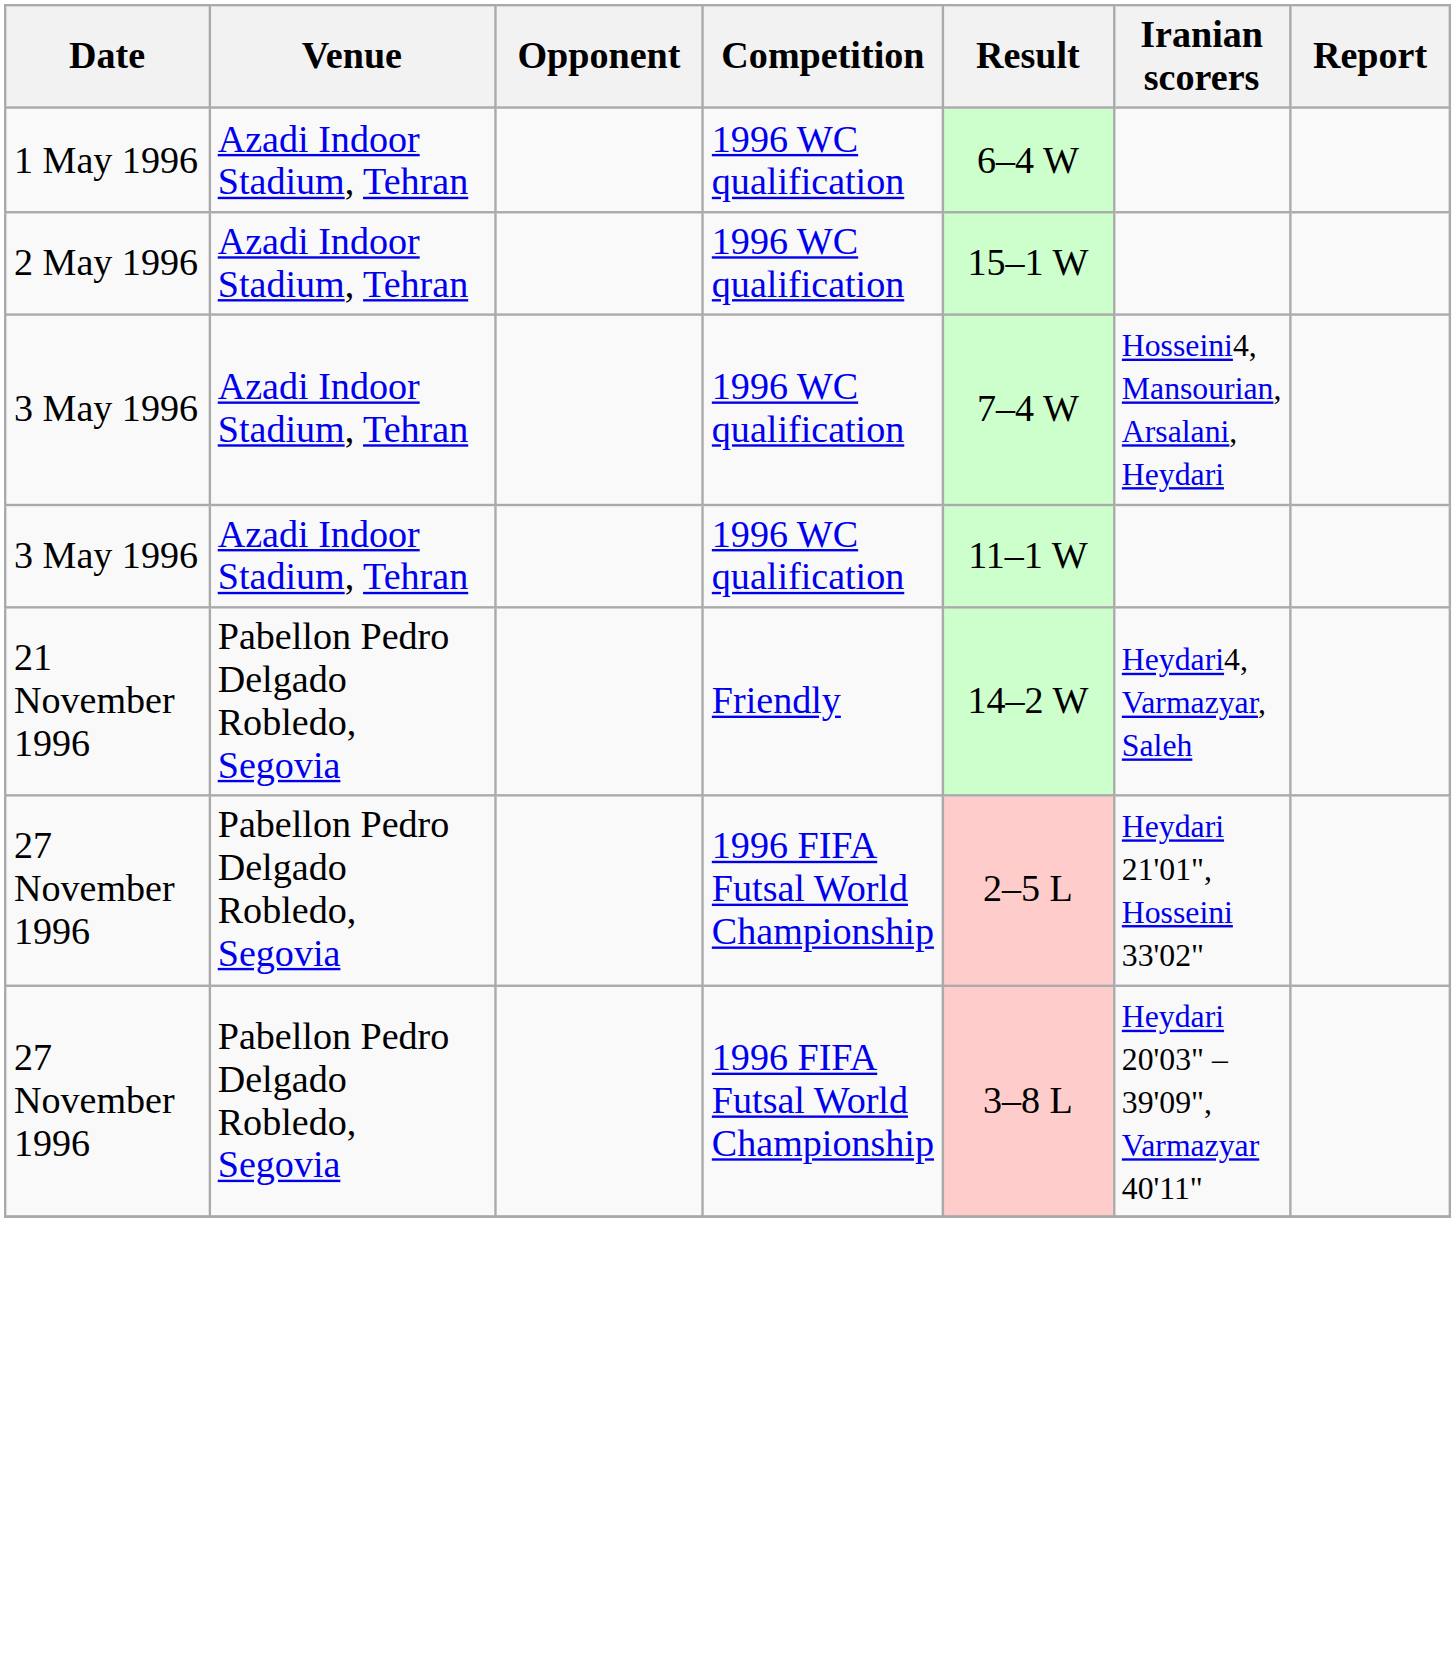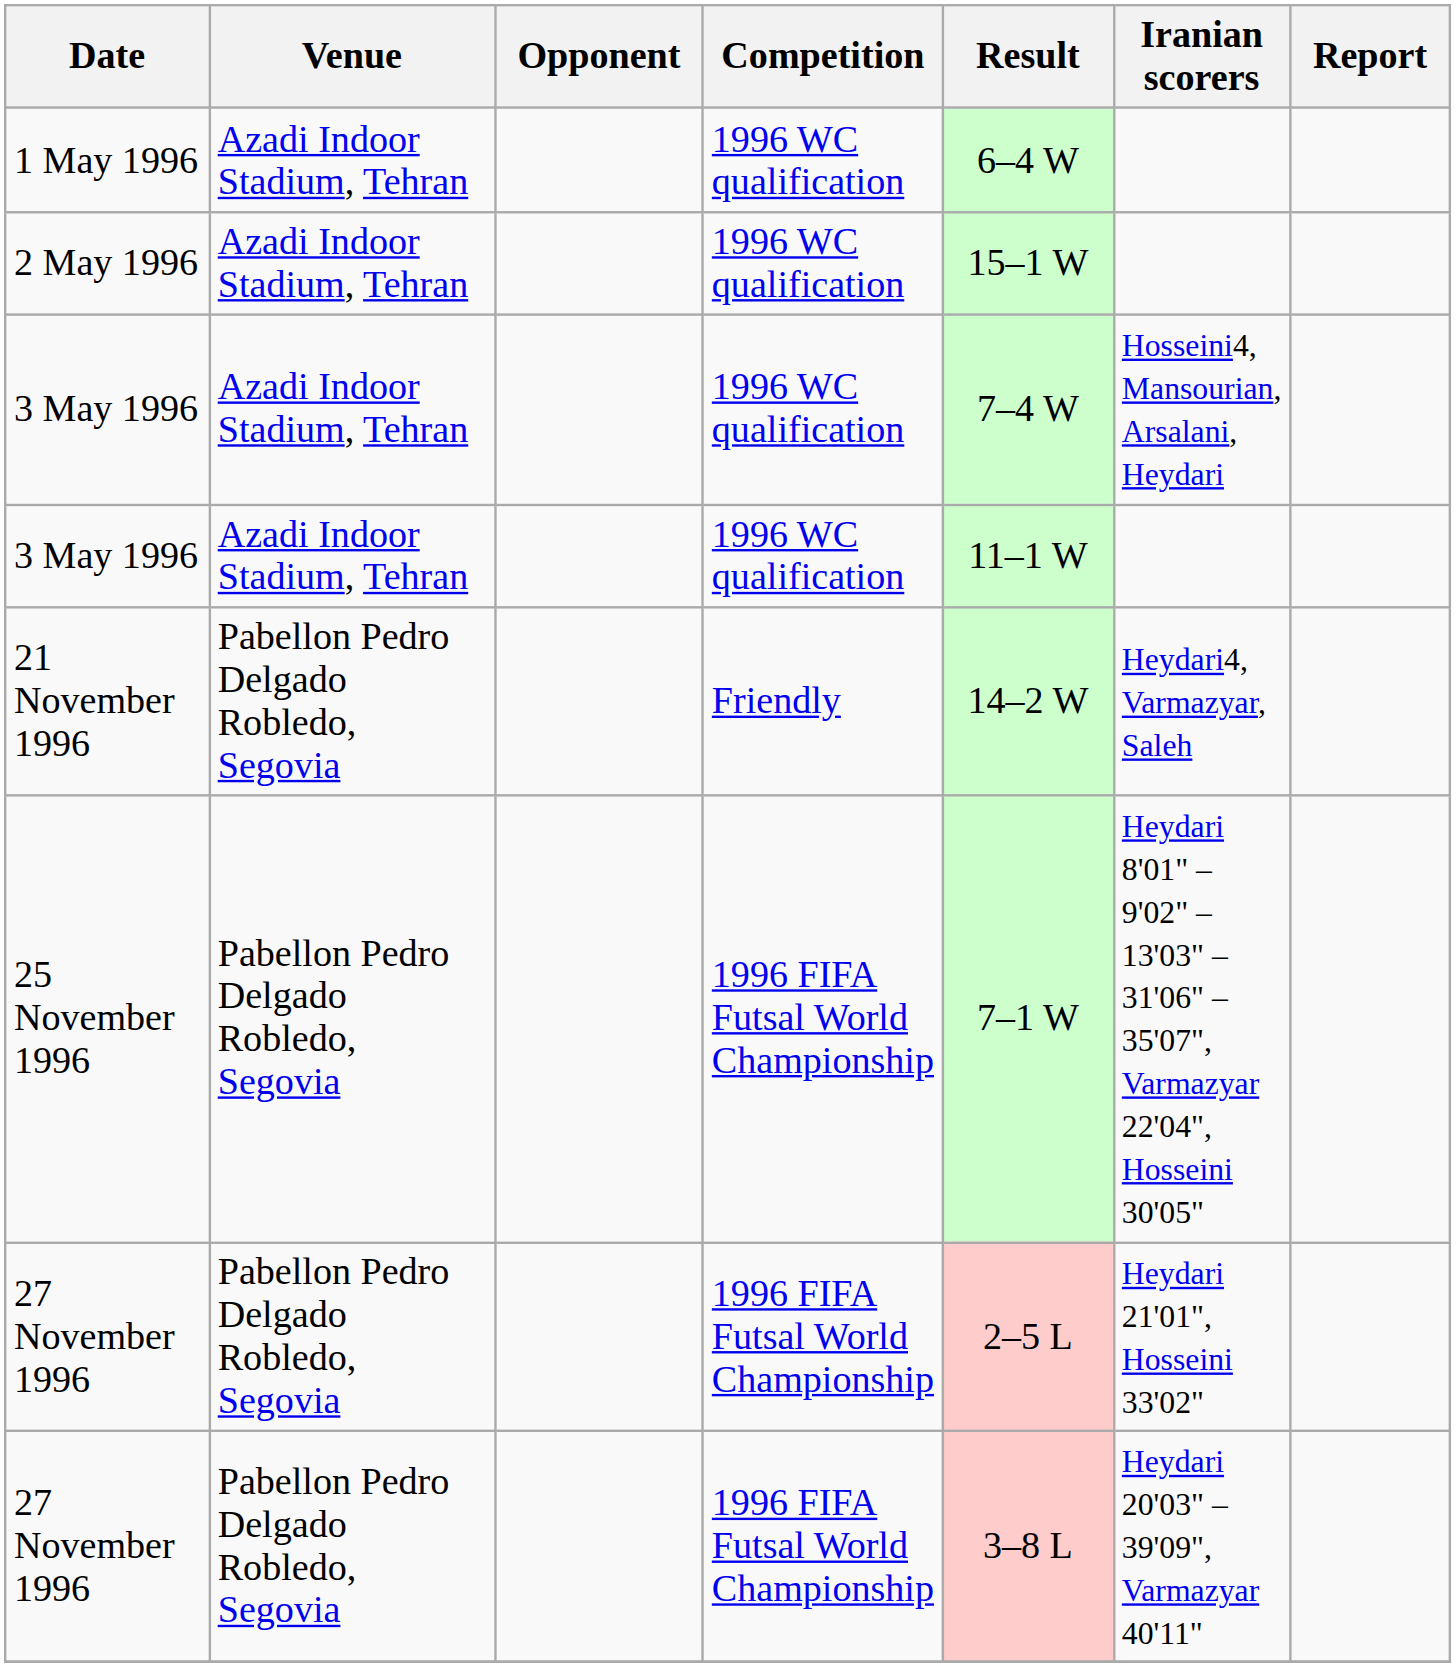+ row: (94, 1018)
